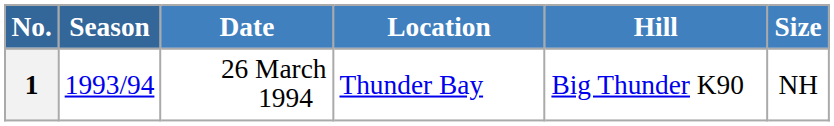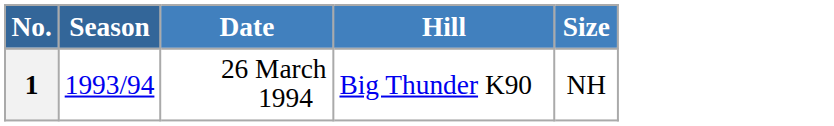- column: (439, 26)
